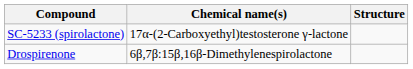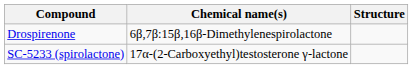rows swapped: (66, 34) <-> (41, 53)
